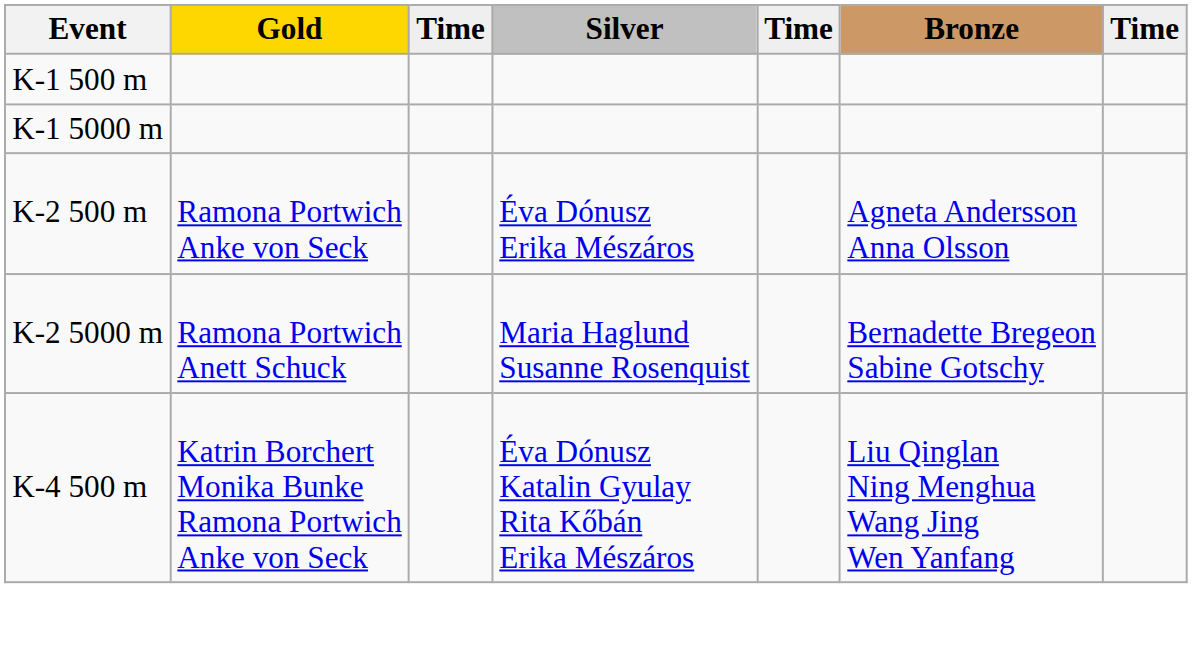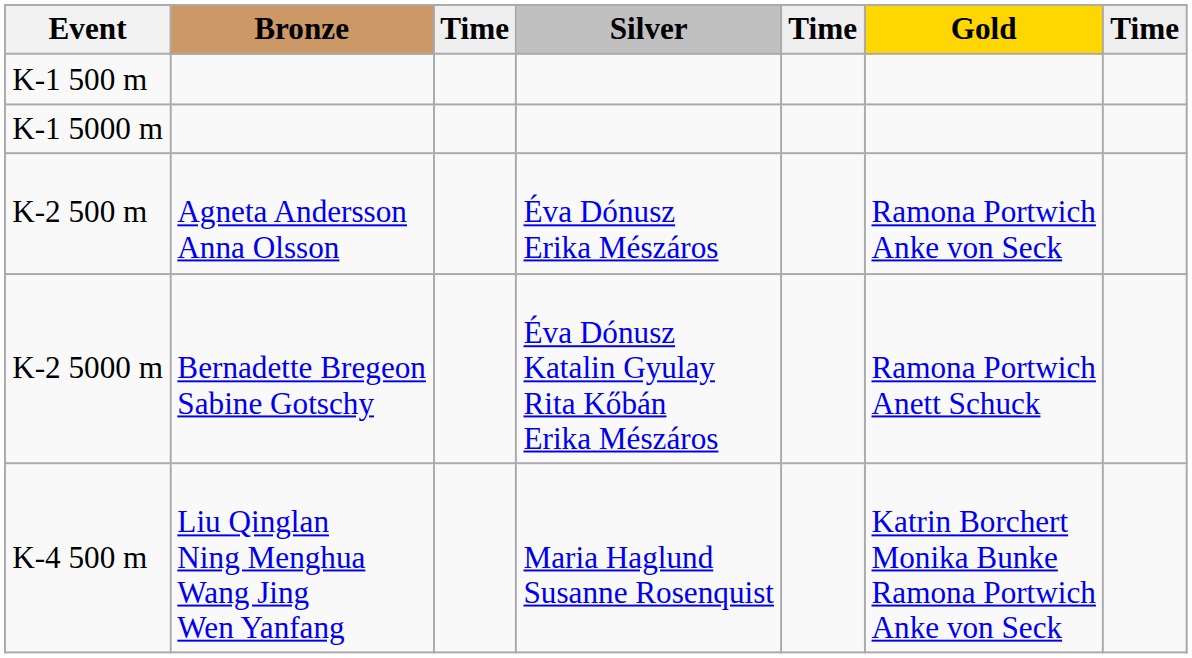columns swapped: (290, 29) <-> (972, 29)
(625, 350) Maria Haglund Susanne Rosenquist -> (621, 385) Éva Dónusz Katalin Gyulay Rita Kőbán Erika Mészáros
(597, 504) Éva Dónusz Katalin Gyulay Rita Kőbán Erika Mészáros -> (649, 574) Maria Haglund Susanne Rosenquist
